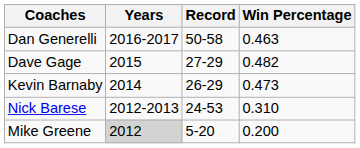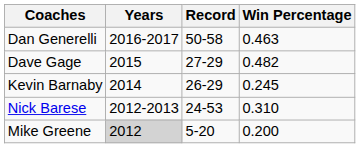(261, 85) 0.473 -> (261, 85) 0.245
